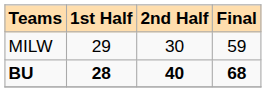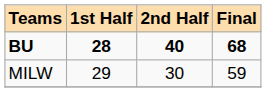rows swapped: (31, 45) <-> (21, 73)
